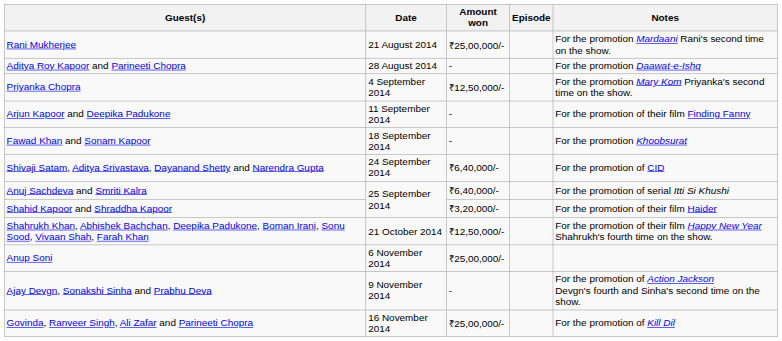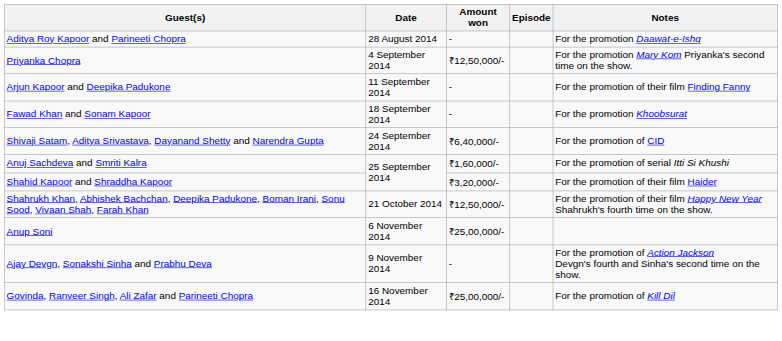- row: (41, 44)
(474, 191) ₹6,40,000/- -> (474, 164) ₹1,60,000/-
